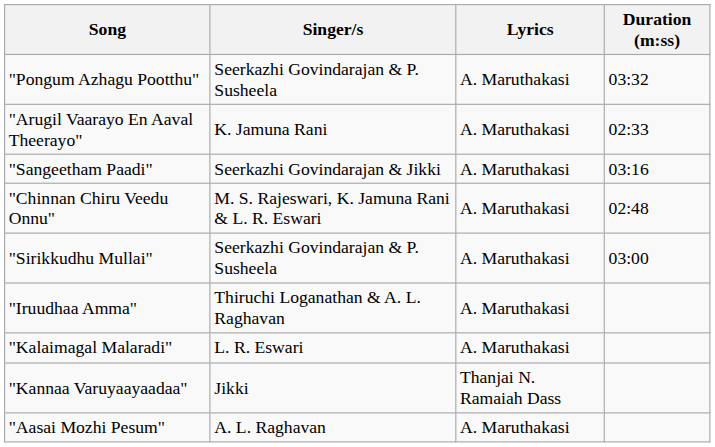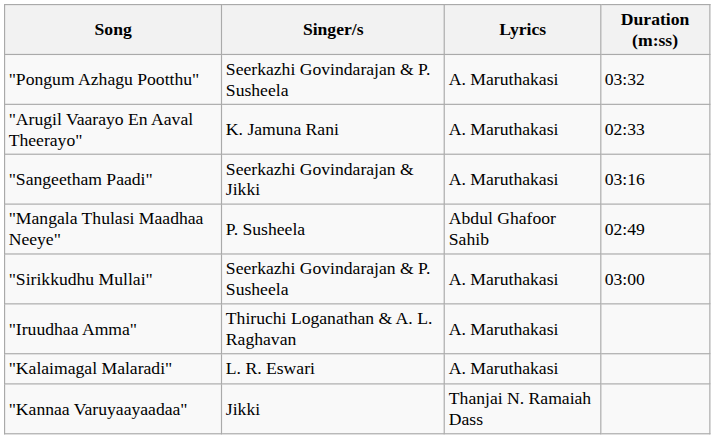+ row: (106, 229)
- row: (88, 208)
- row: (87, 427)
